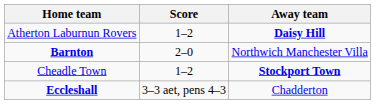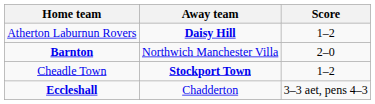columns swapped: (184, 14) <-> (300, 14)
